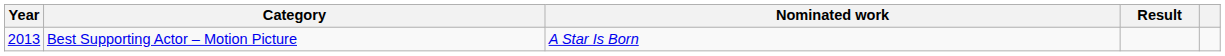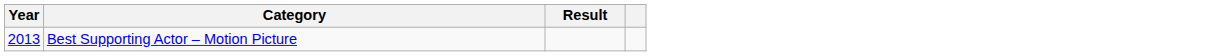- column: (833, 16)
